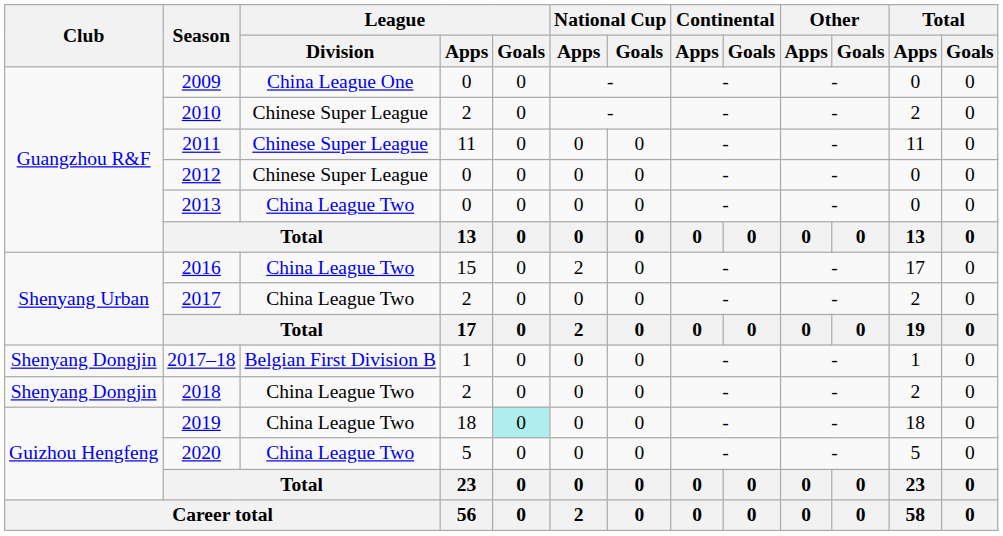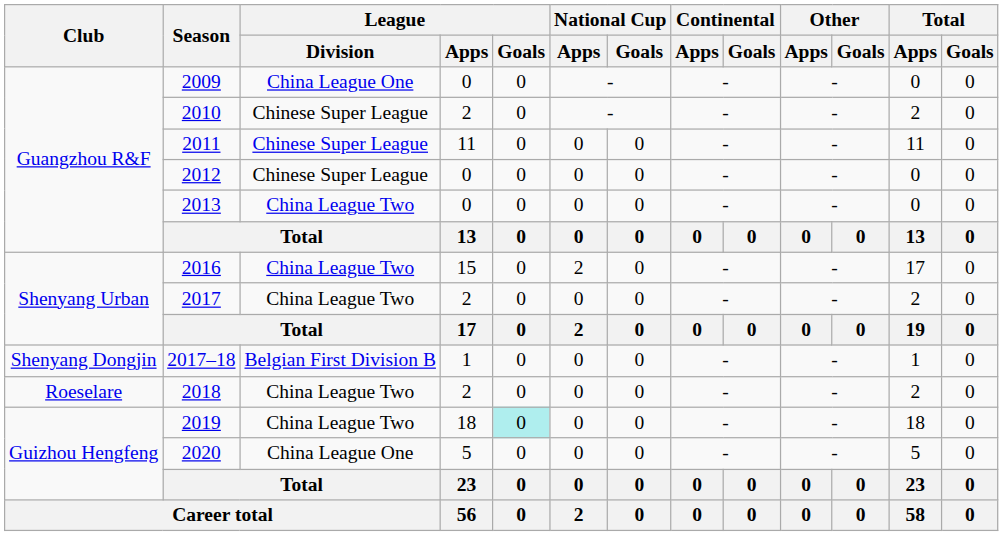(84, 391) Shenyang Dongjin -> (84, 391) Roeselare
(340, 453) China League Two -> (340, 453) China League One
